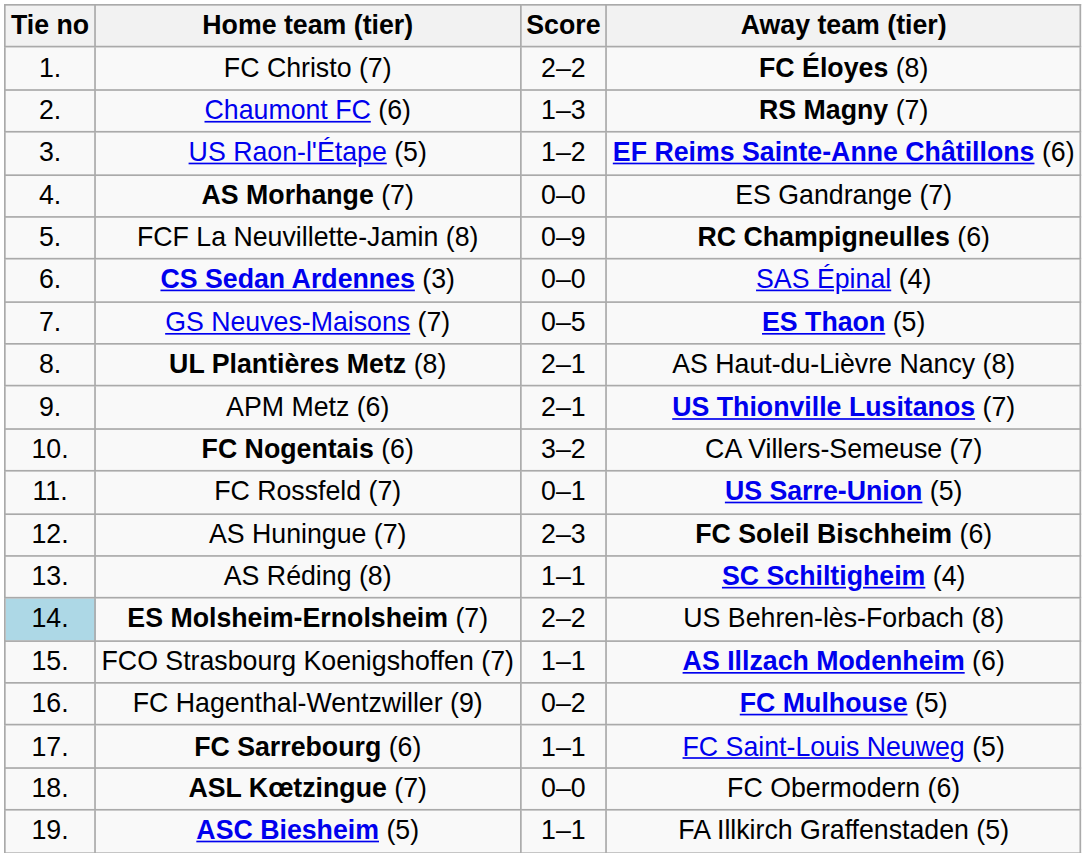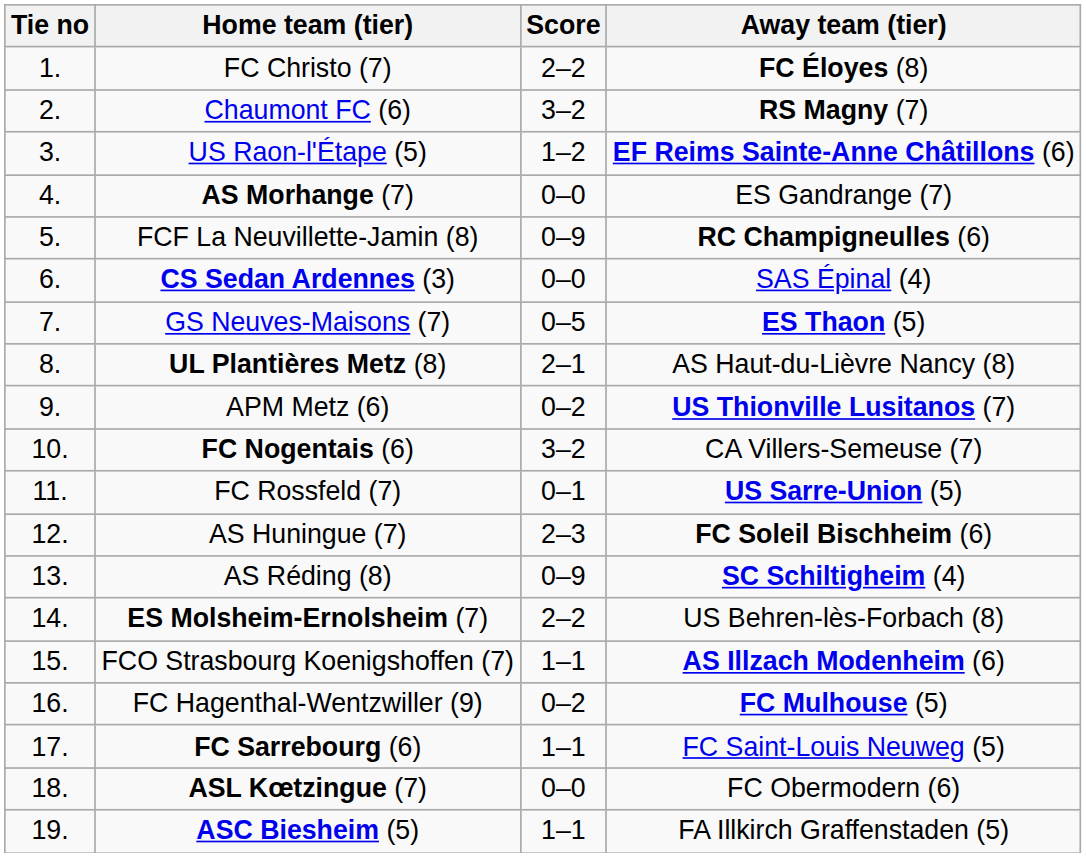(563, 110) 1–3 -> (563, 110) 3–2
(563, 407) 2–1 -> (563, 407) 0–2
(563, 576) 1–1 -> (563, 576) 0–9
(50, 618) lightblue background -> (50, 618) no background
